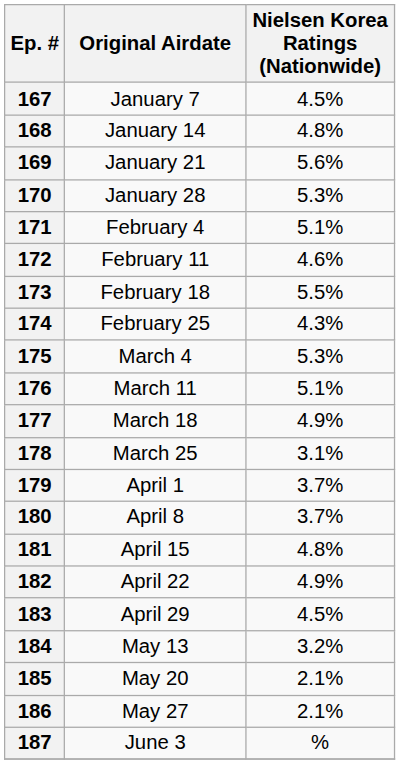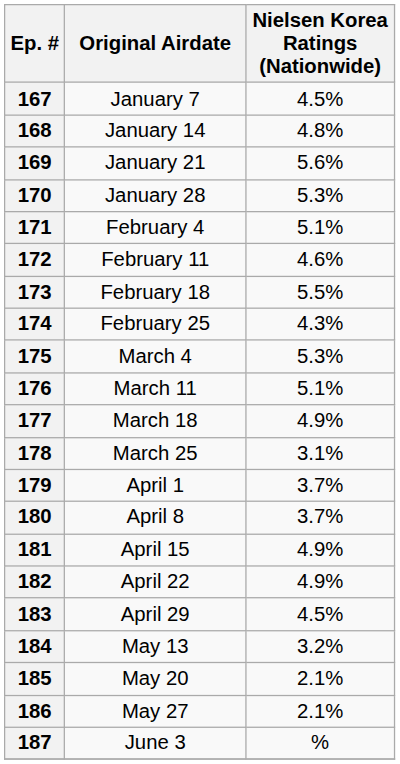(320, 549) 4.8% -> (320, 549) 4.9%
